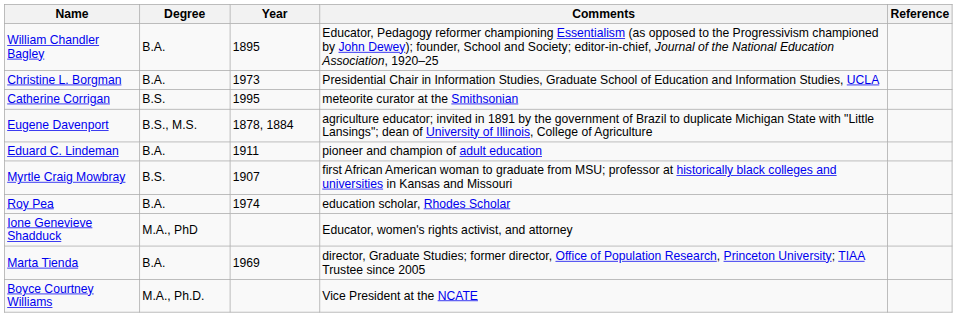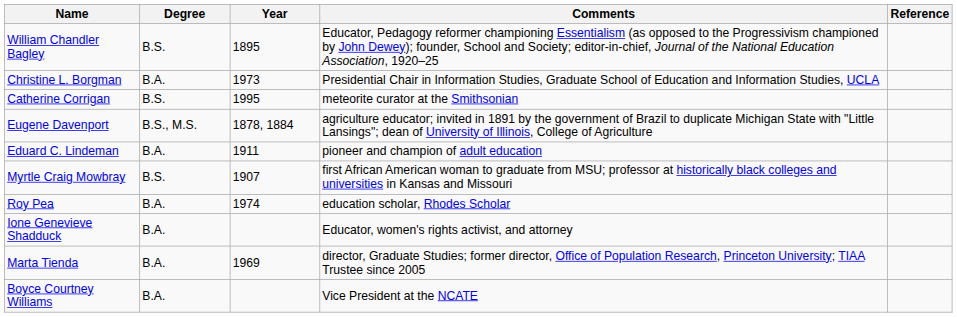(154, 47) B.A. -> (154, 47) B.S.
(170, 229) M.A., PhD -> (154, 229) B.A.
(173, 295) M.A., Ph.D. -> (154, 295) B.A.
